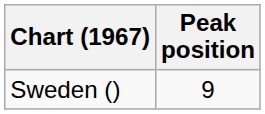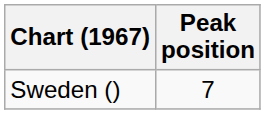(208, 89) 9 -> (208, 89) 7
